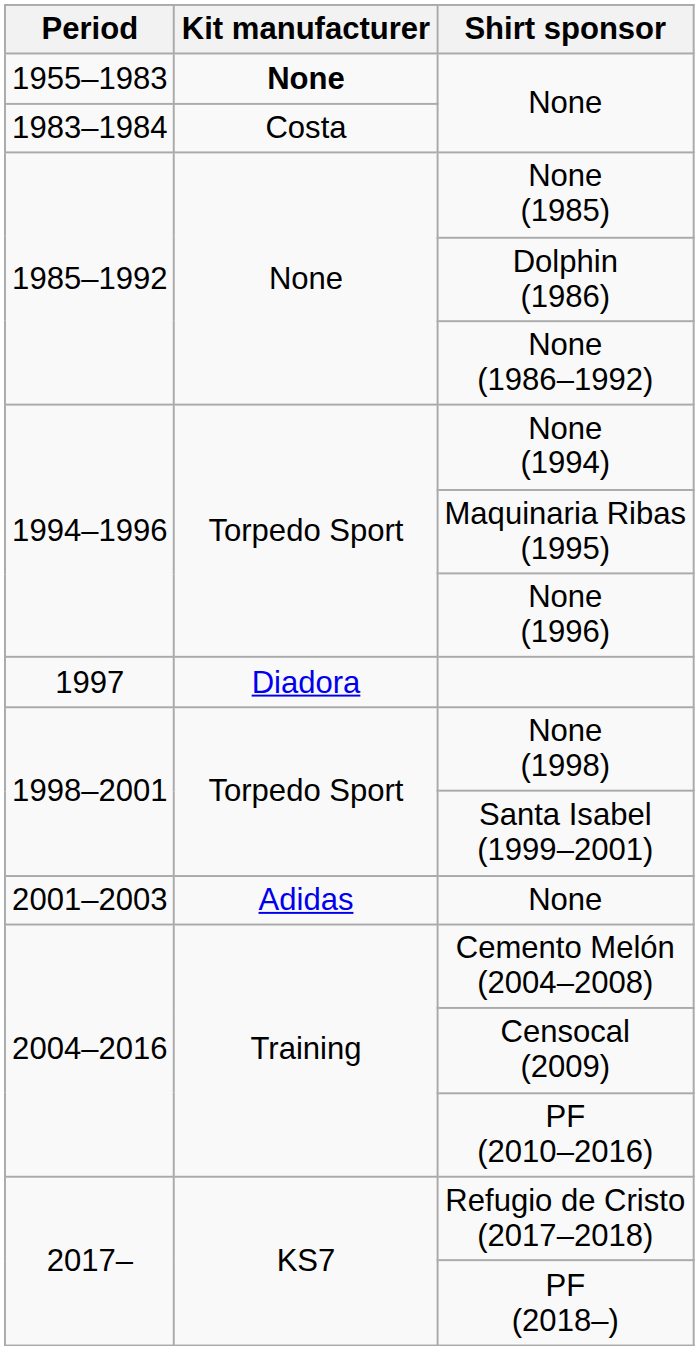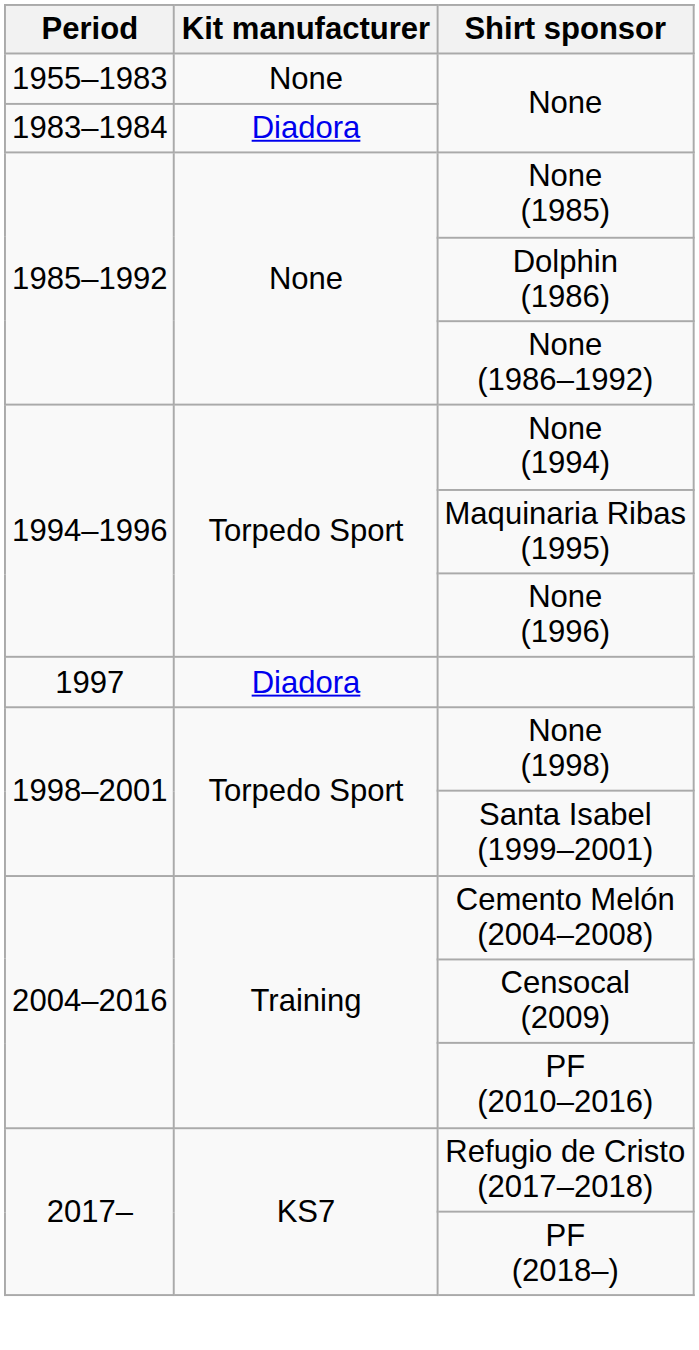(306, 78) bold -> (306, 78) normal
(306, 127) Costa -> (306, 127) Diadora
- row: (90, 899)
